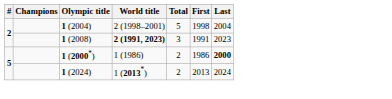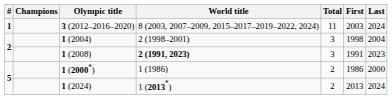+ row: (98, 26)
(178, 26) 5 -> (332, 40) 3
(222, 55) bold -> (376, 70) normal
